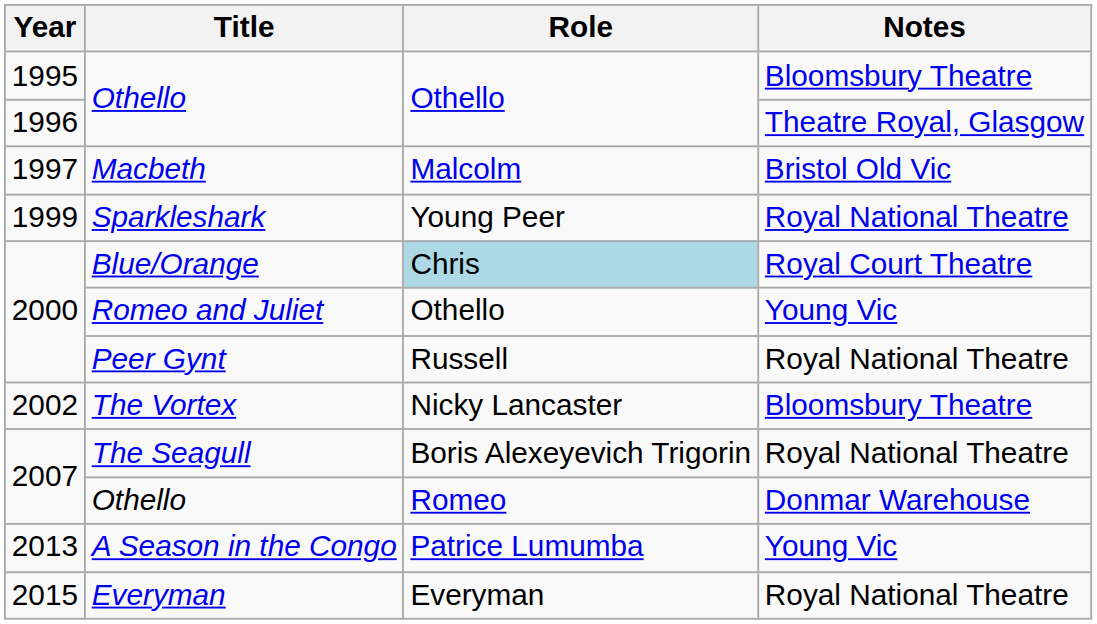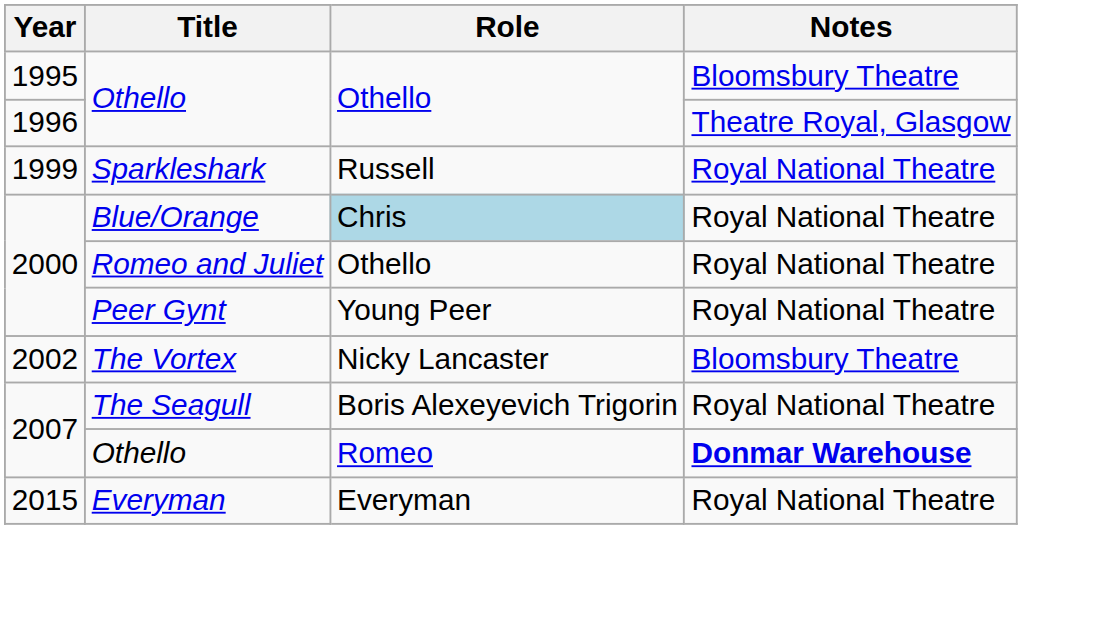- row: (45, 169)
(488, 216) Young Peer -> (386, 169) Russell
(899, 264) Royal Court Theatre -> (843, 216) Royal National Theatre
(831, 311) Young Vic -> (843, 264) Royal National Theatre
(459, 358) Russell -> (414, 311) Young Peer
(897, 500) normal -> (831, 452) bold
- row: (45, 547)
